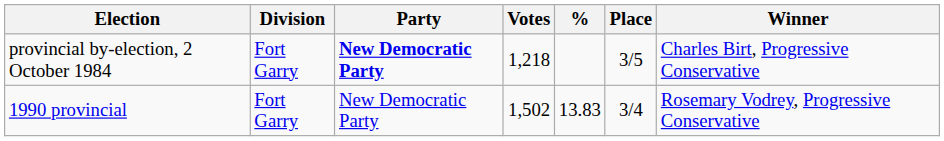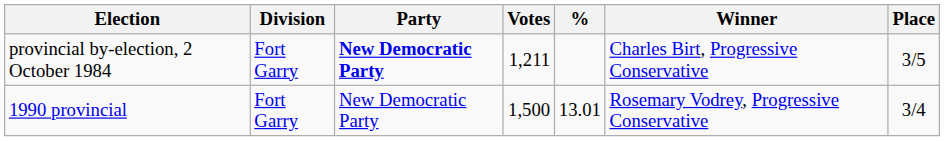columns swapped: (631, 19) <-> (798, 19)
(529, 59) 1,218 -> (529, 59) 1,211
(529, 110) 1,502 -> (529, 110) 1,500
(580, 110) 13.83 -> (580, 110) 13.01
